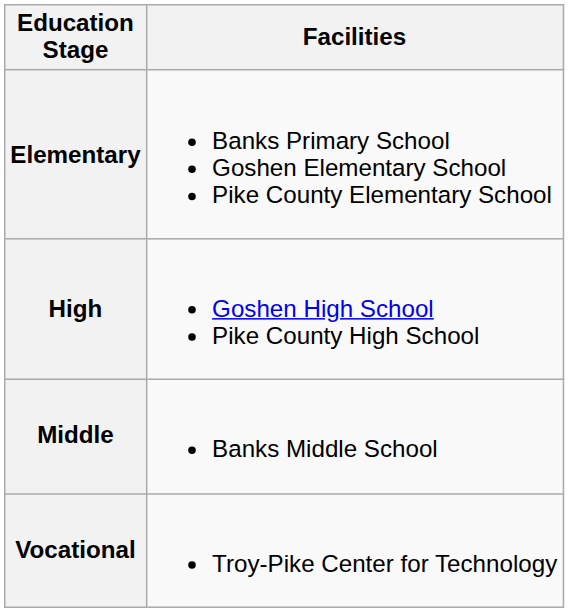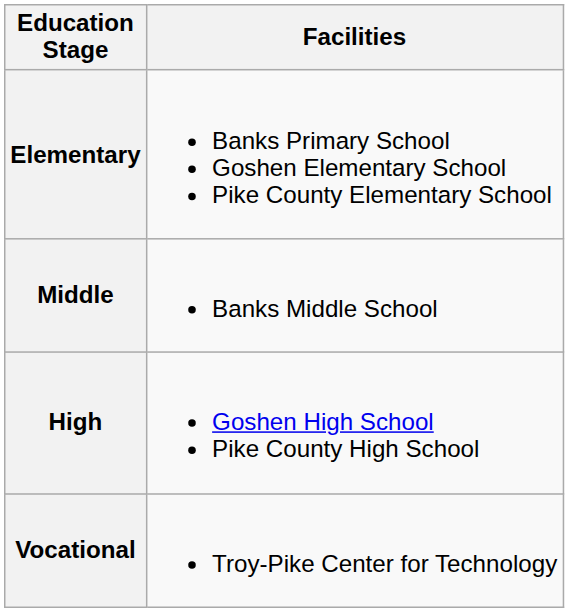rows swapped: (75, 436) <-> (75, 308)
